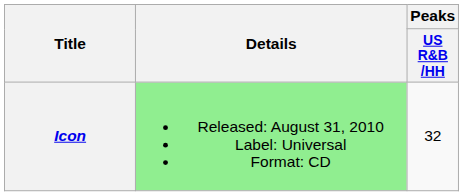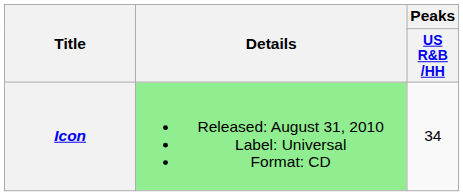(433, 136) 32 -> (433, 136) 34
